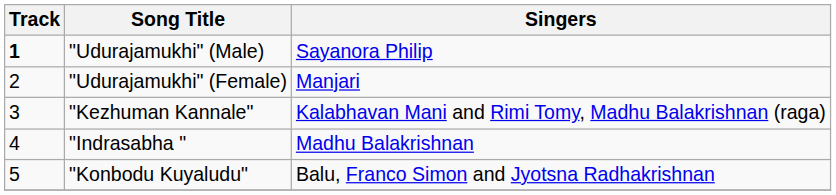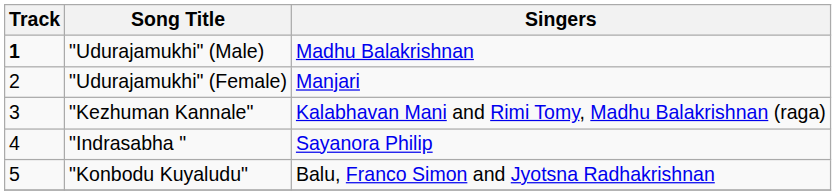(364, 50) Sayanora Philip -> (385, 50) Madhu Balakrishnan
(385, 143) Madhu Balakrishnan -> (364, 143) Sayanora Philip
